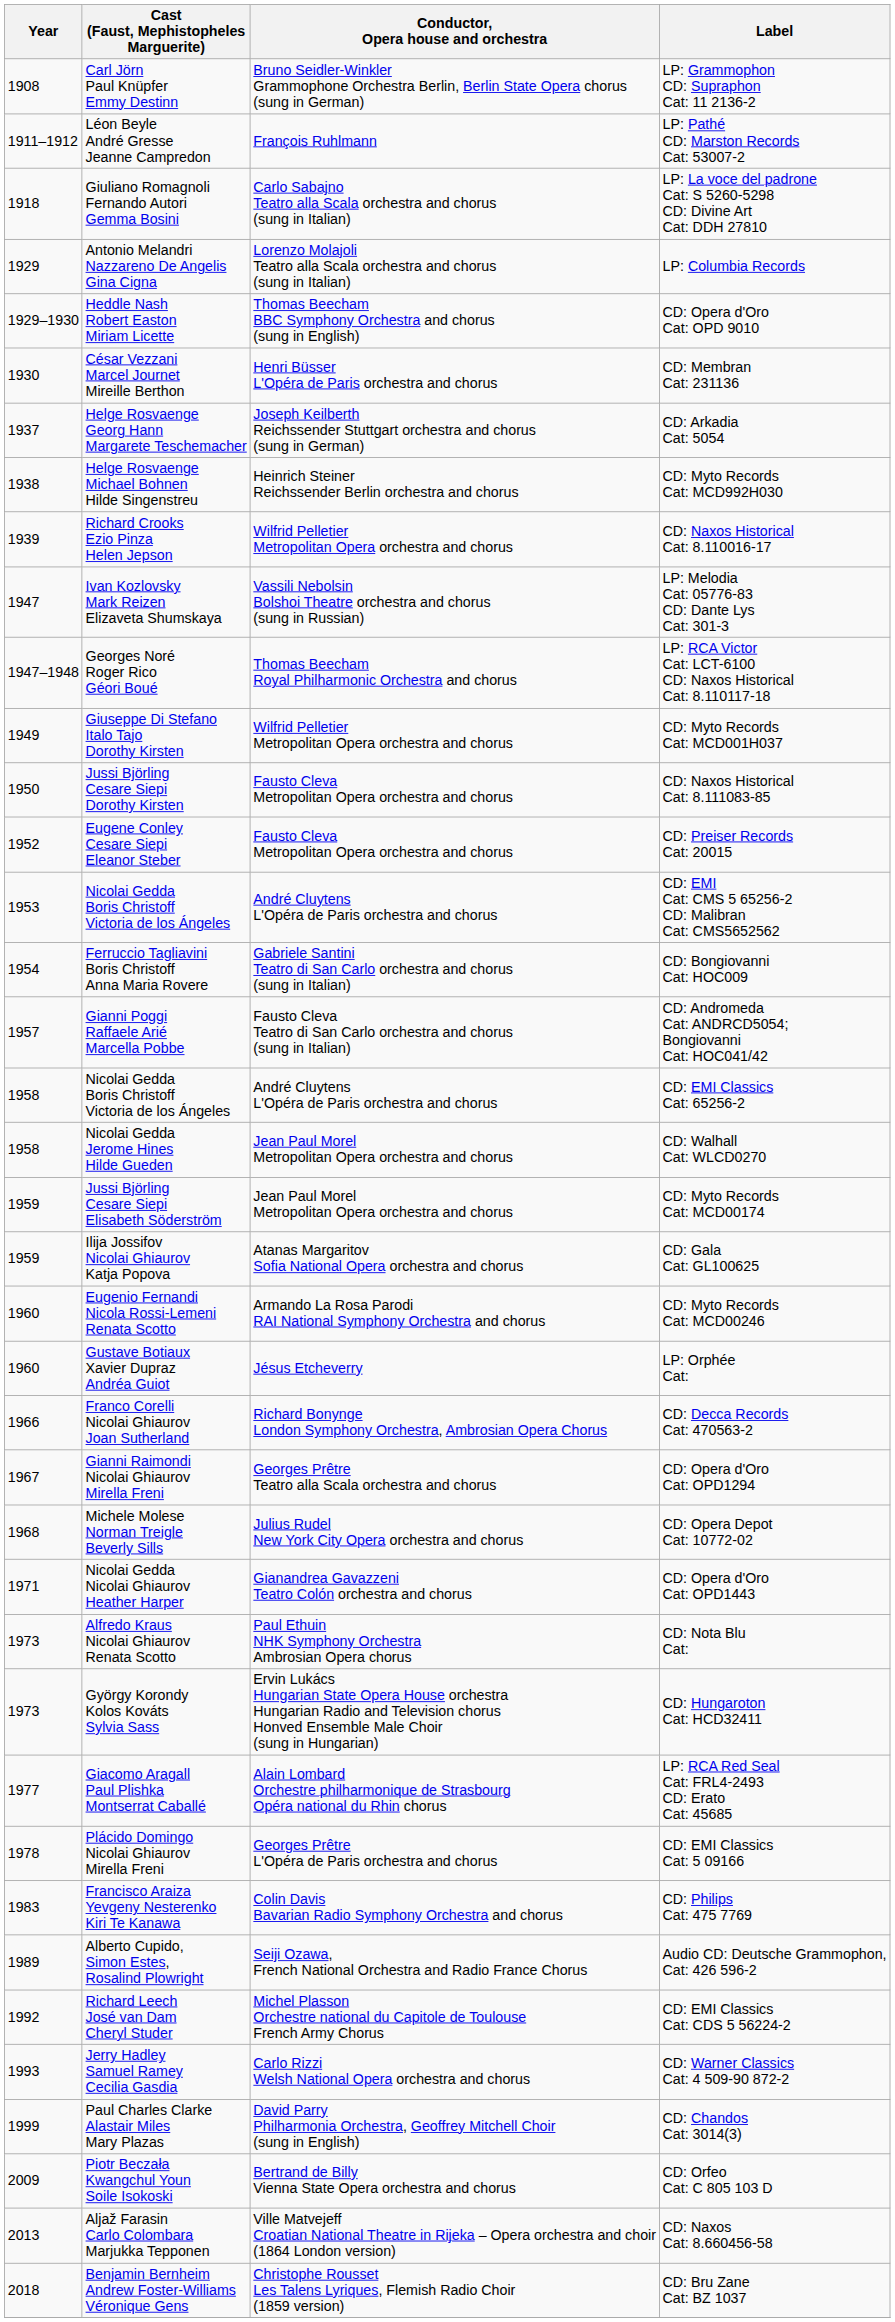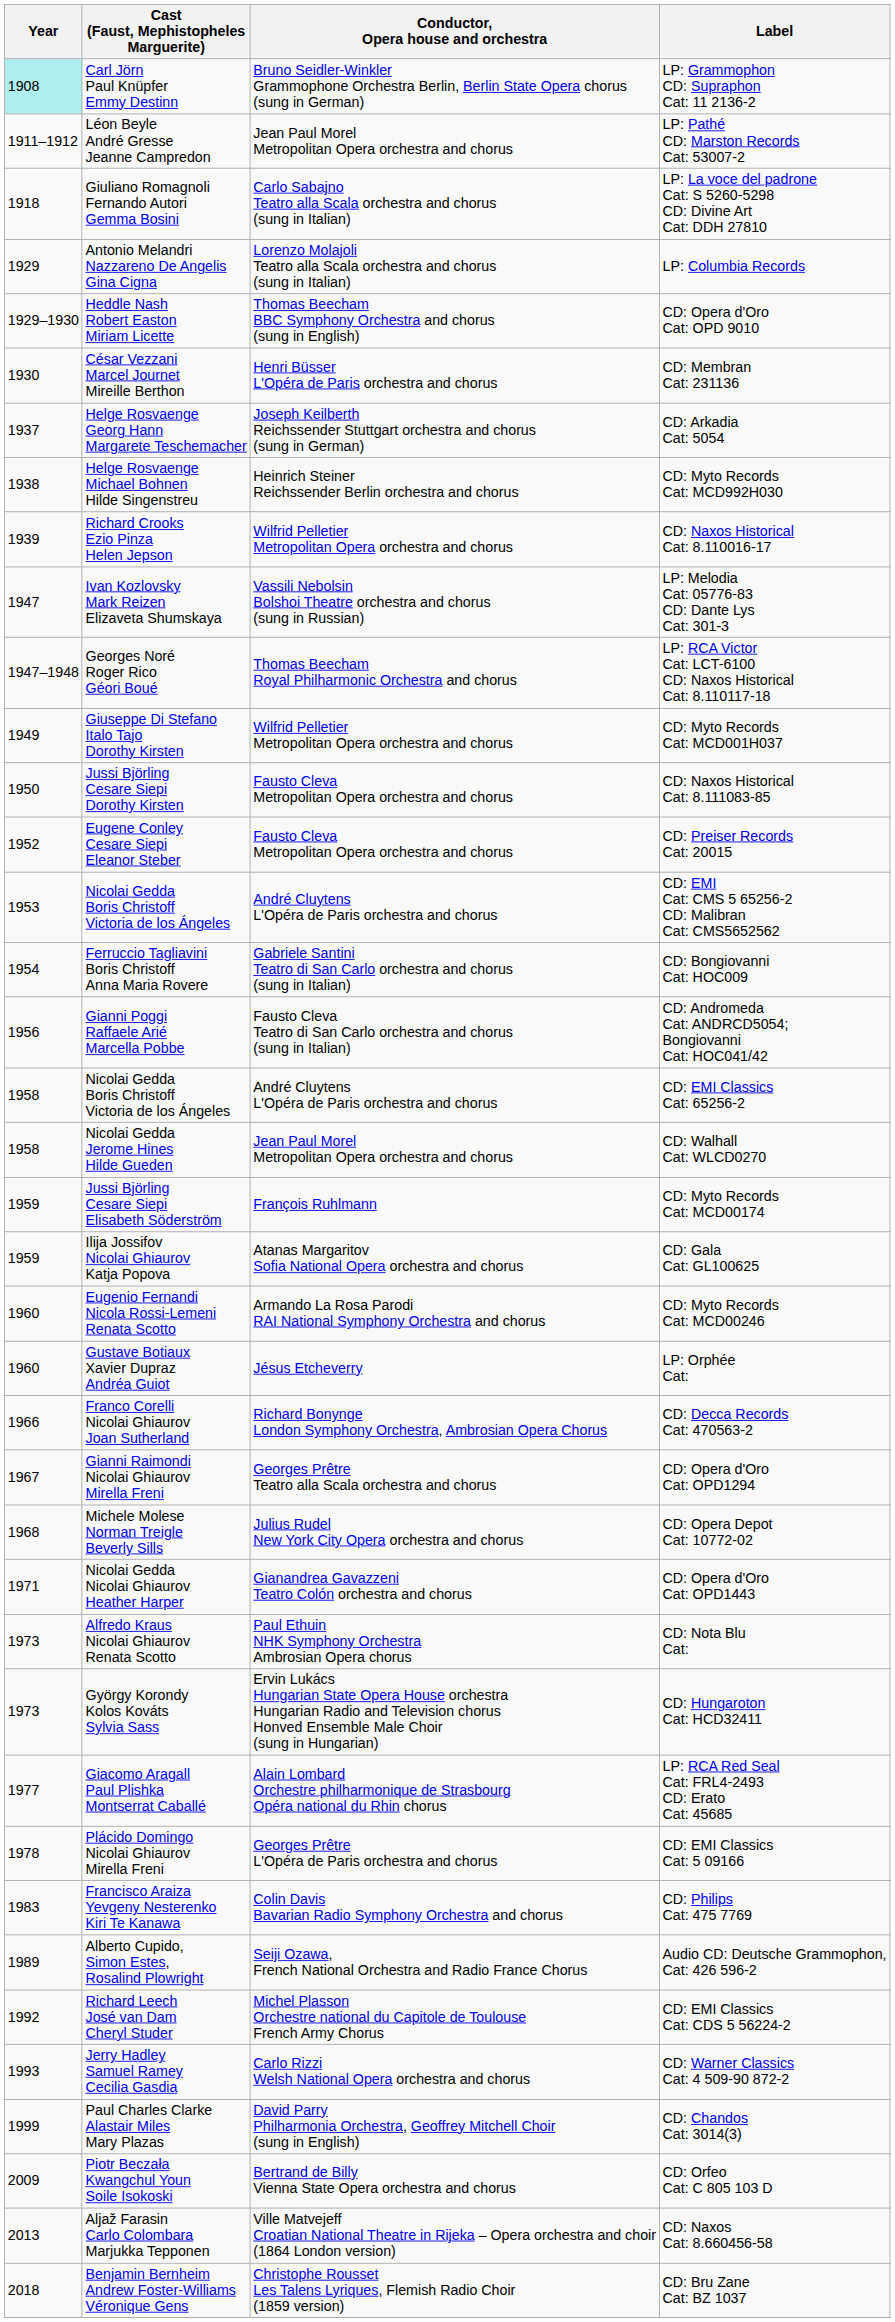(24, 86) no background -> (24, 86) paleturquoise background
(315, 141) François Ruhlmann -> (383, 141) Jean Paul Morel Metropolitan Opera orchestra and chorus
(24, 1032) 1957 -> (24, 1032) 1956
(383, 1204) Jean Paul Morel Metropolitan Opera orchestra and chorus -> (315, 1204) François Ruhlmann
